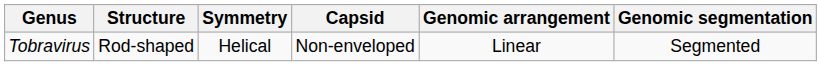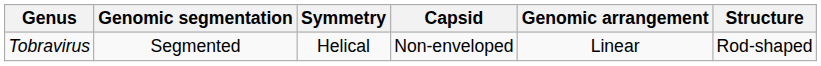columns swapped: (146, 18) <-> (715, 18)
